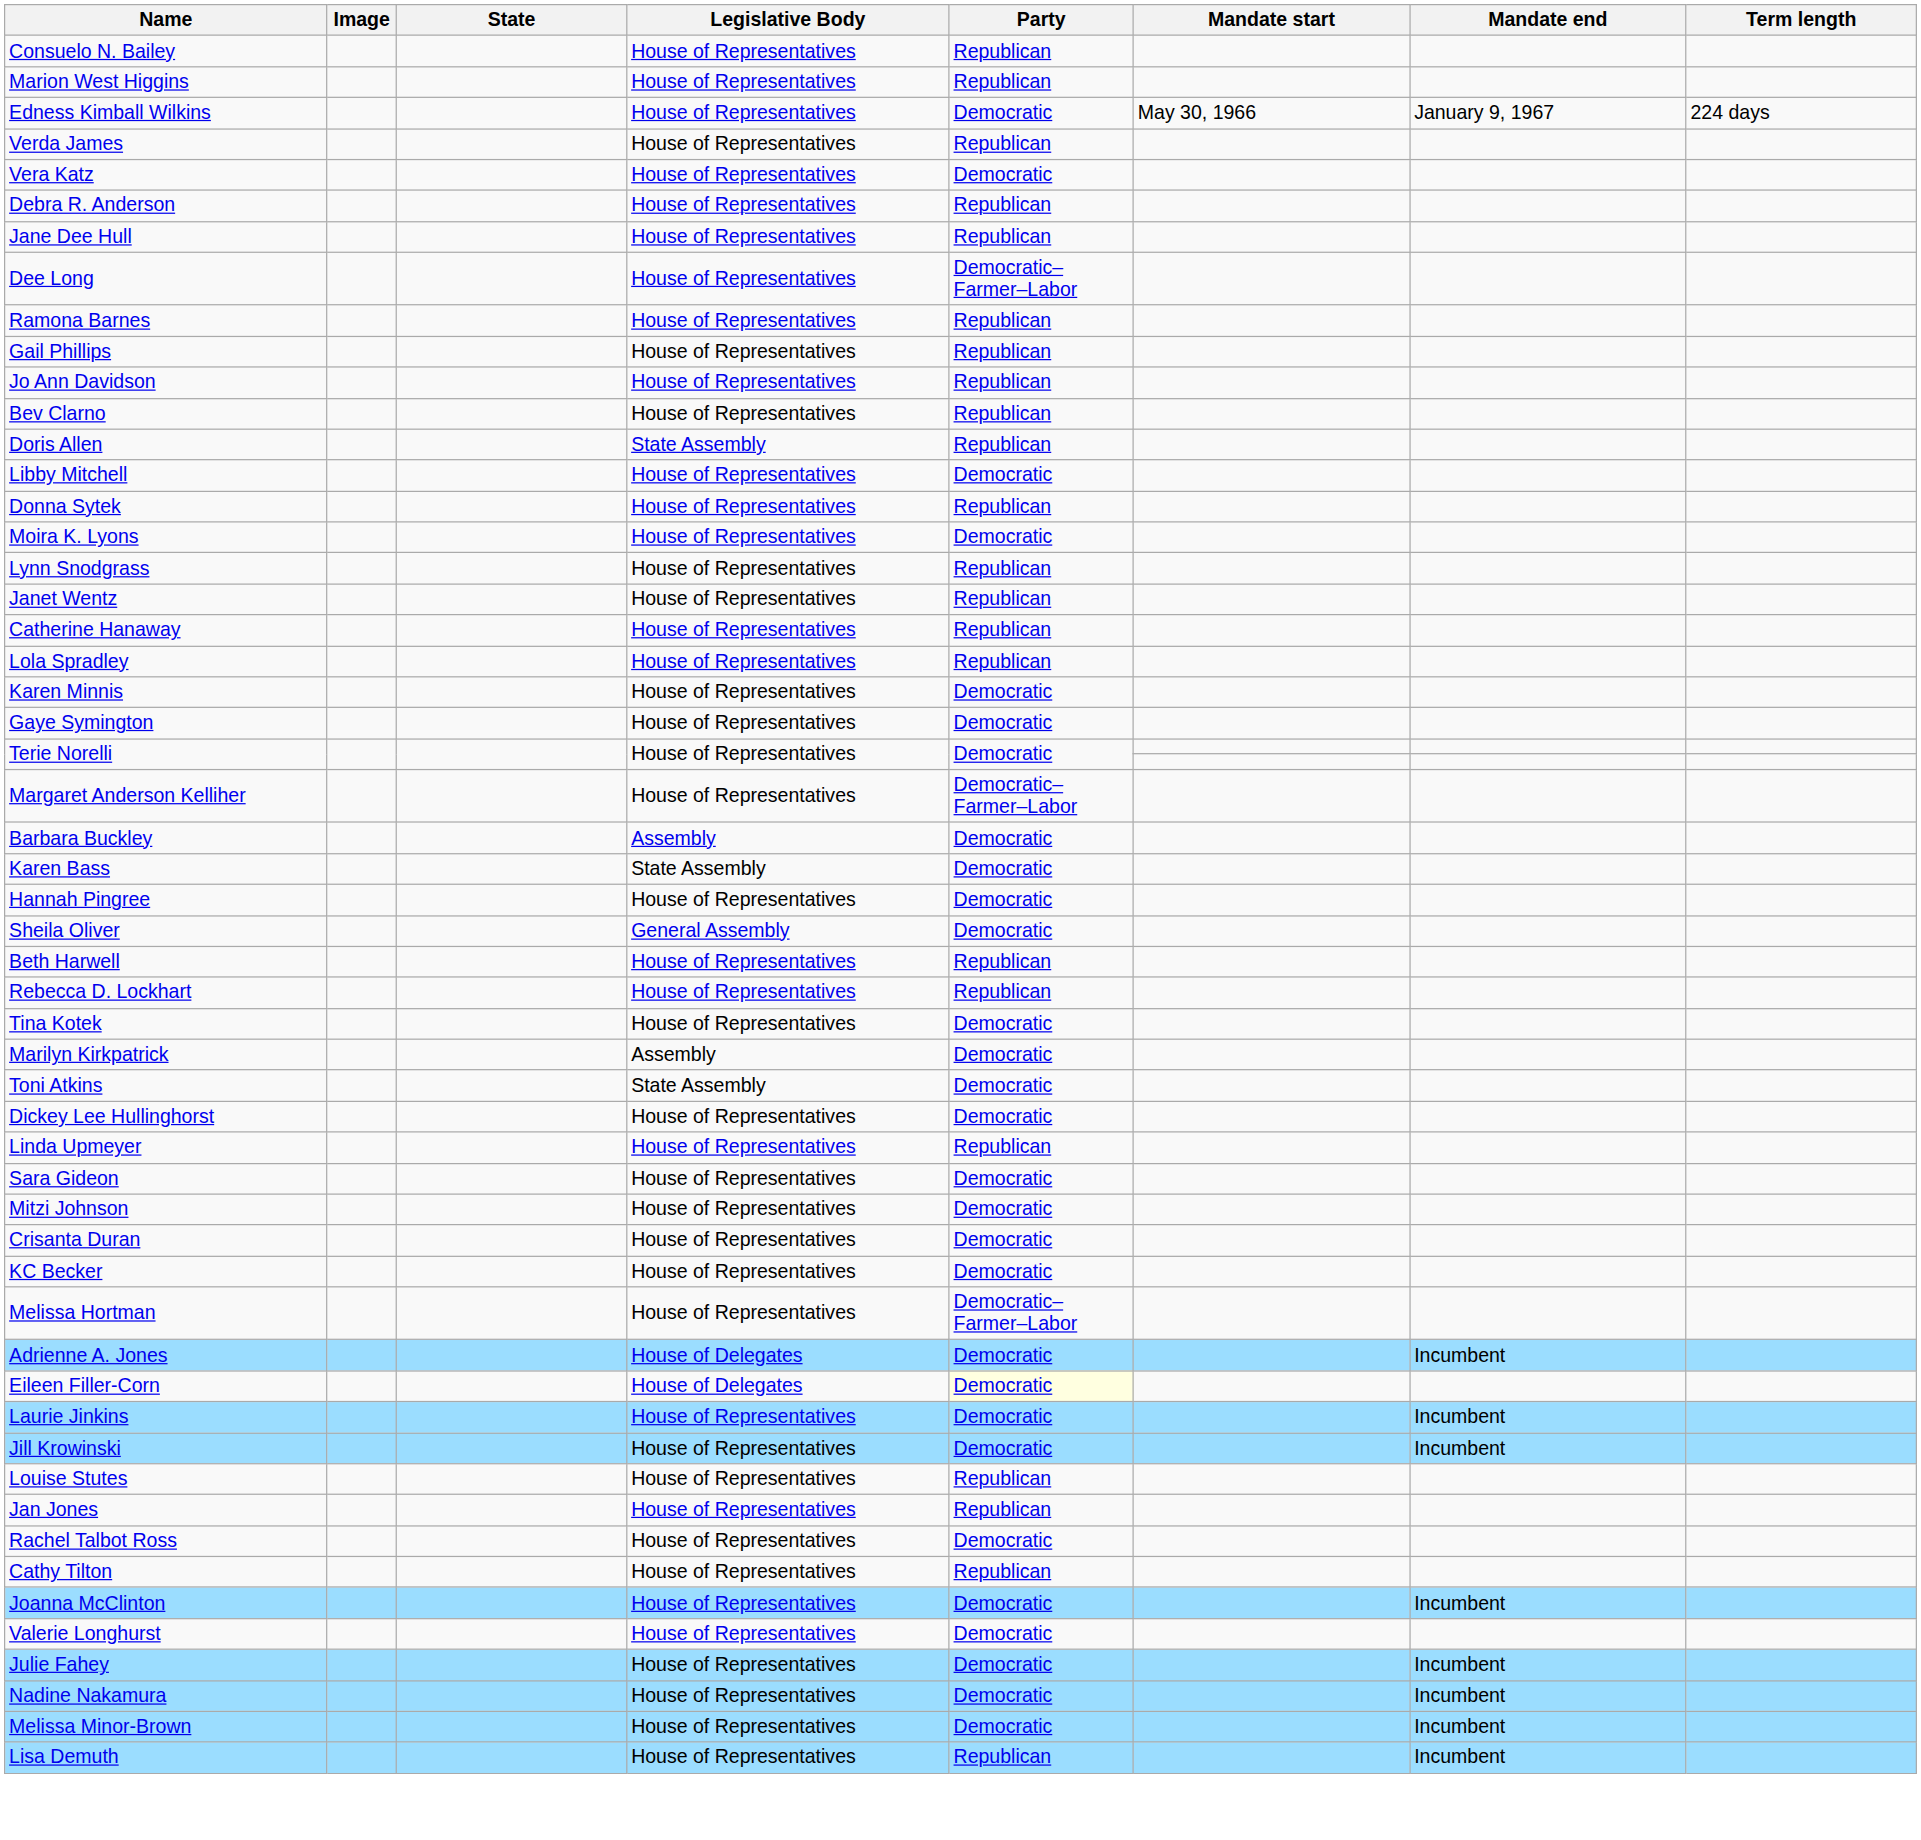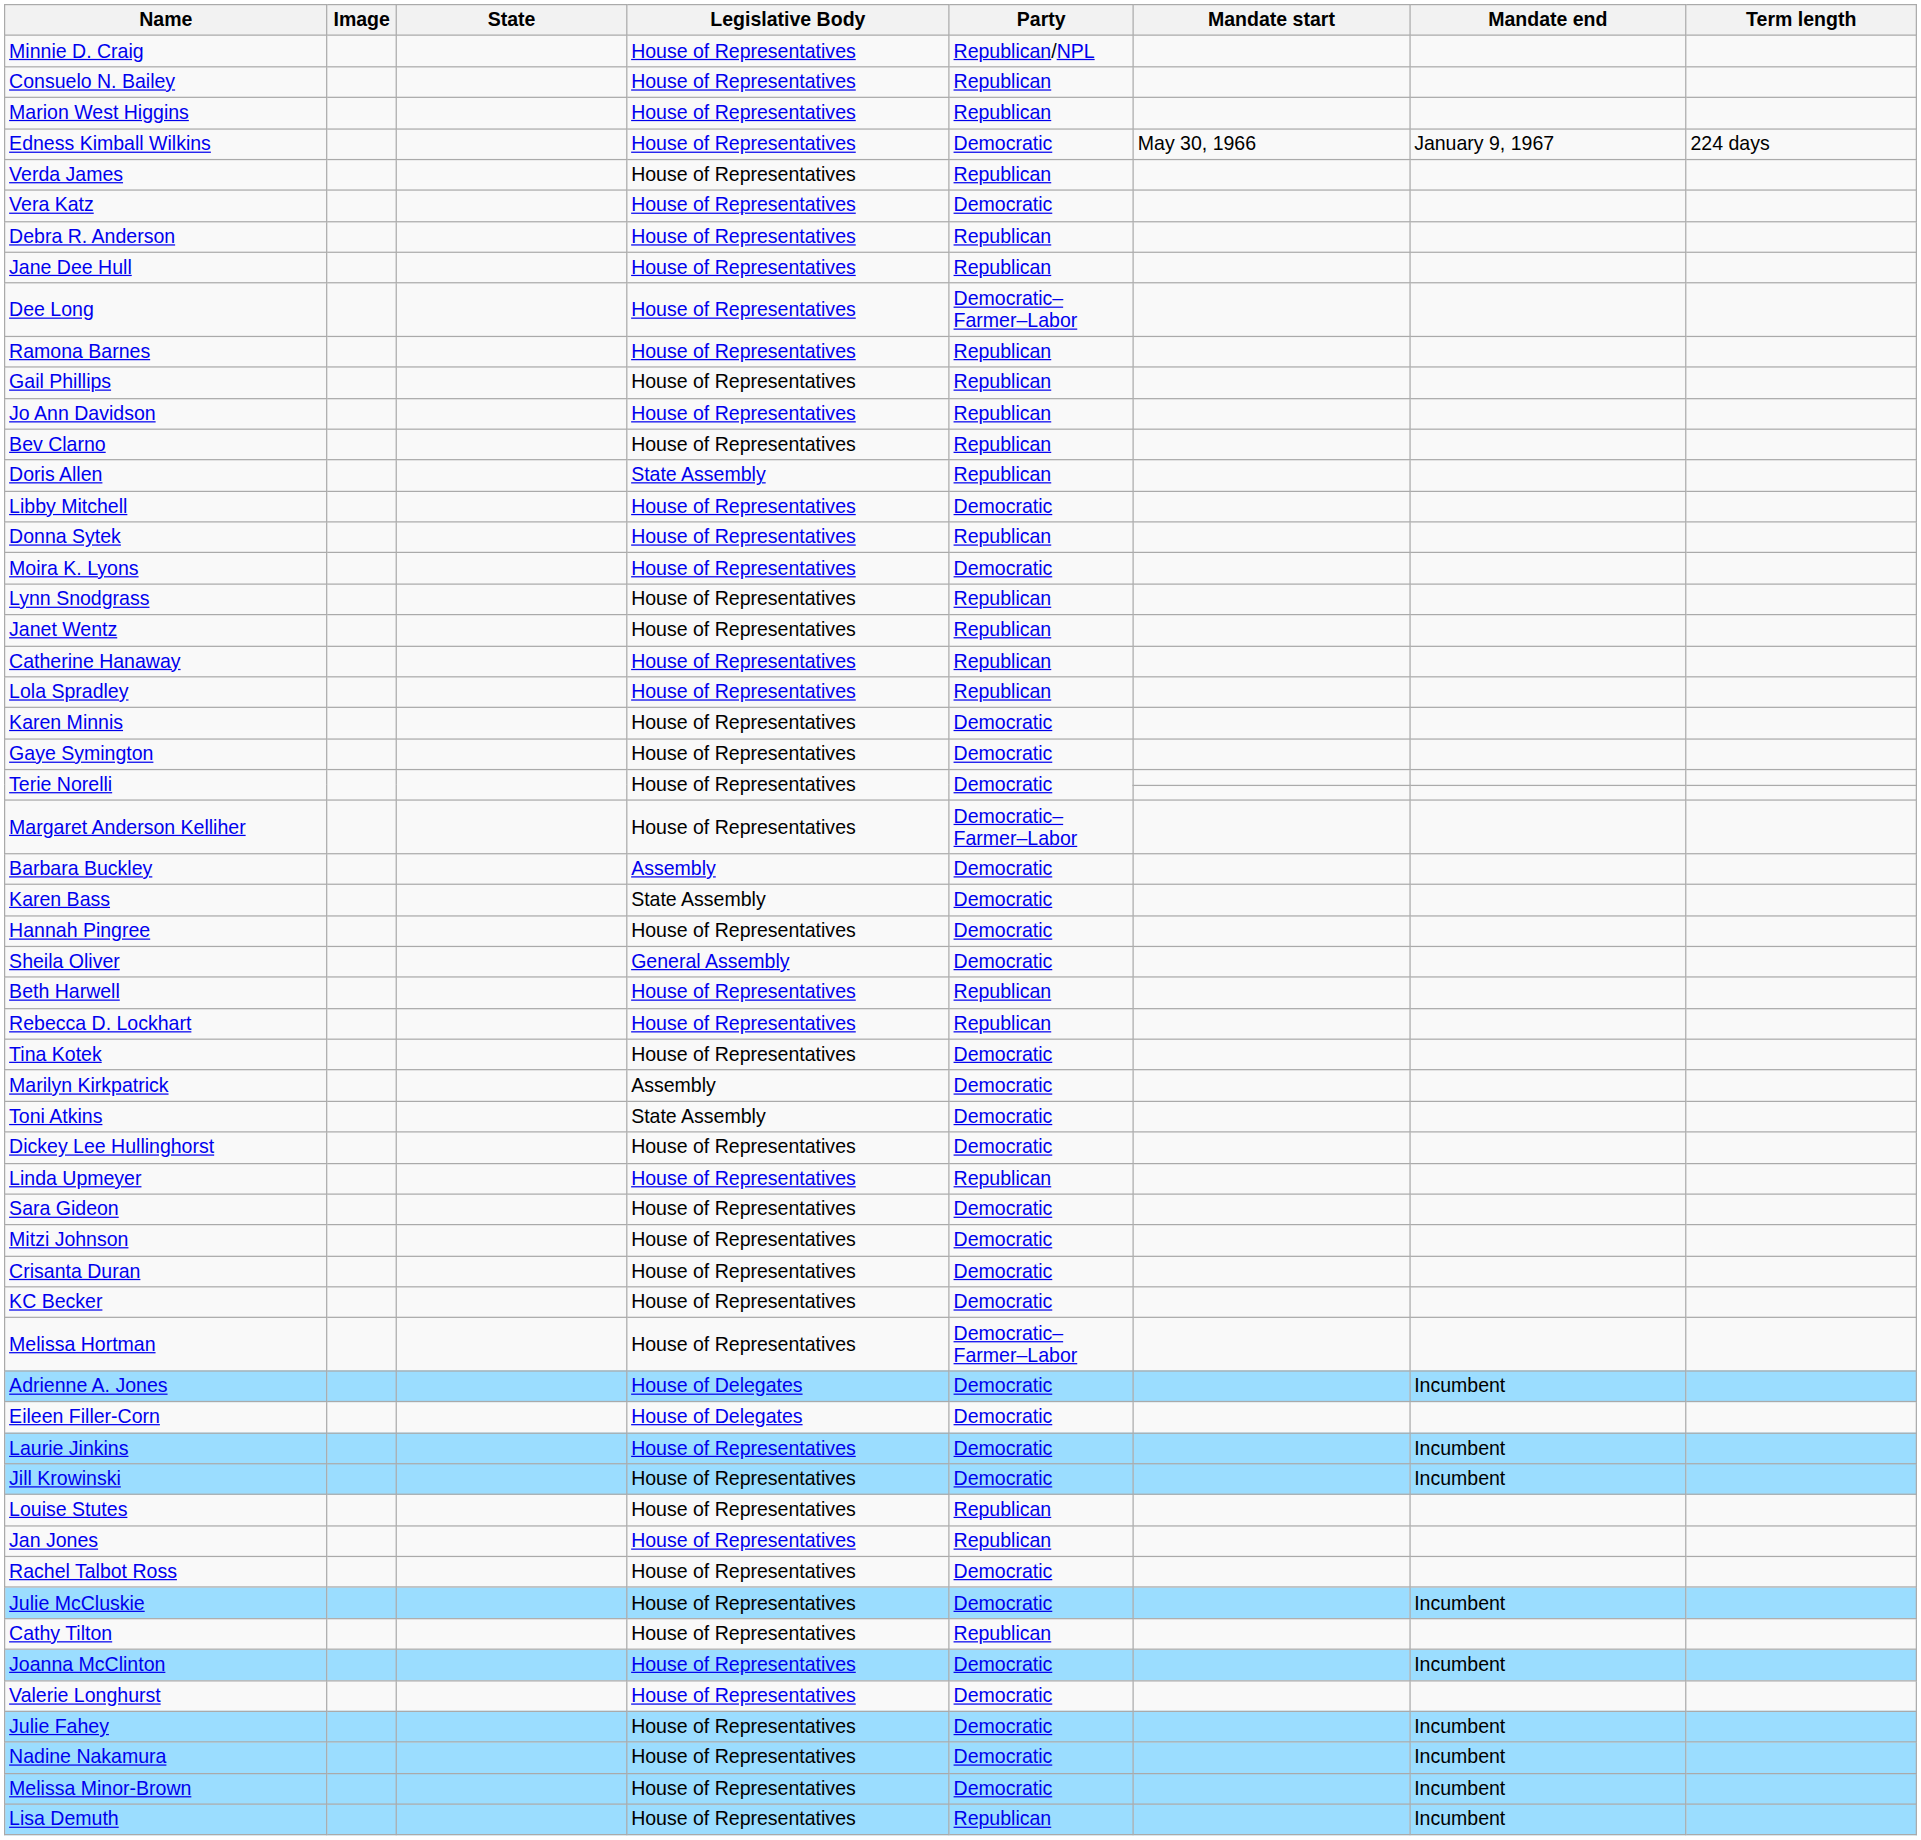+ row: (76, 50)
(1003, 1386) lightyellow background -> (1003, 1417) no background
+ row: (77, 1602)
